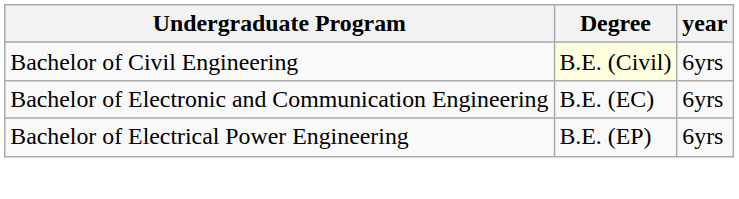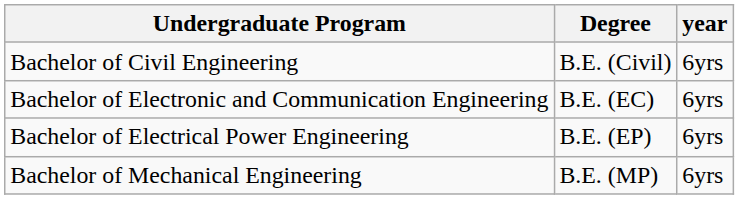(615, 61) lightyellow background -> (615, 61) no background
+ row: (186, 174)
